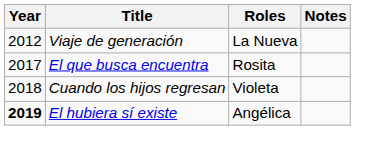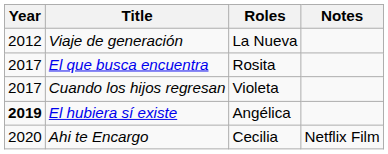(25, 88) 2018 -> (25, 88) 2017
+ row: (99, 137)
